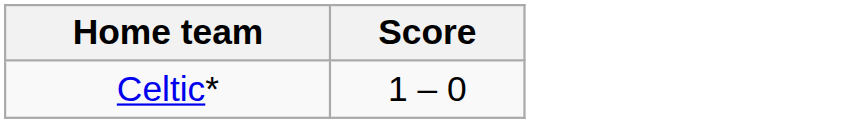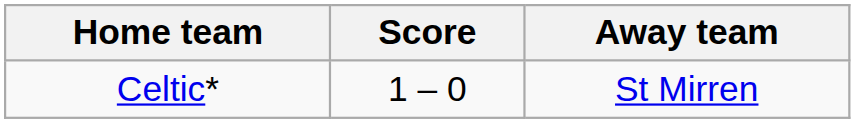+ column: (687, 32)
